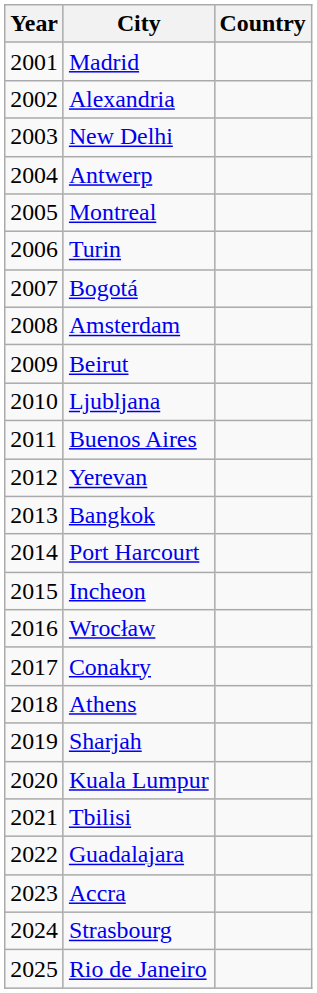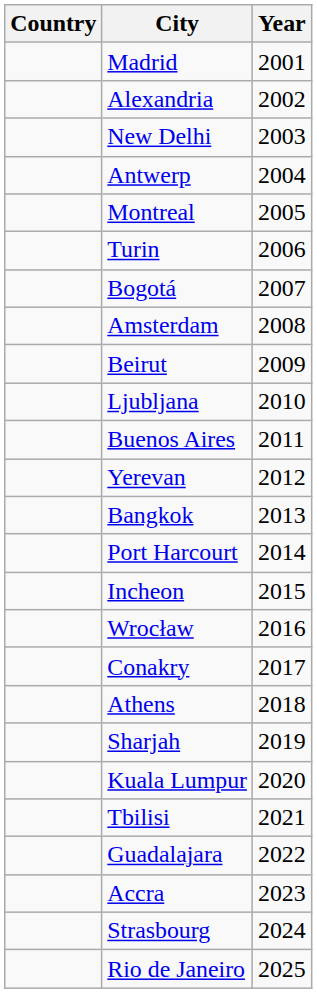columns swapped: (34, 23) <-> (263, 23)
